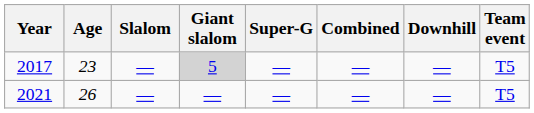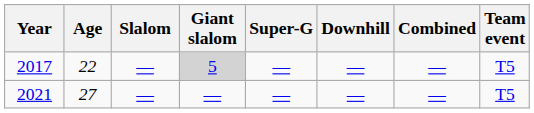columns swapped: (442, 28) <-> (360, 28)
(88, 66) 23 -> (88, 66) 22
(88, 94) 26 -> (88, 94) 27
